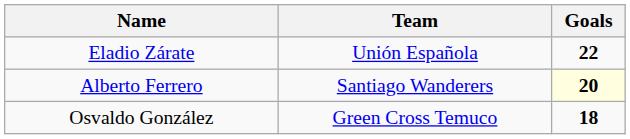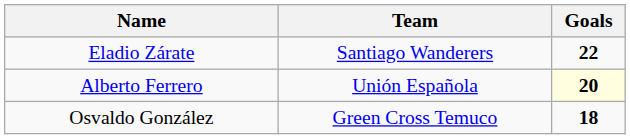(415, 53) Unión Española -> (415, 53) Santiago Wanderers
(415, 85) Santiago Wanderers -> (415, 85) Unión Española
